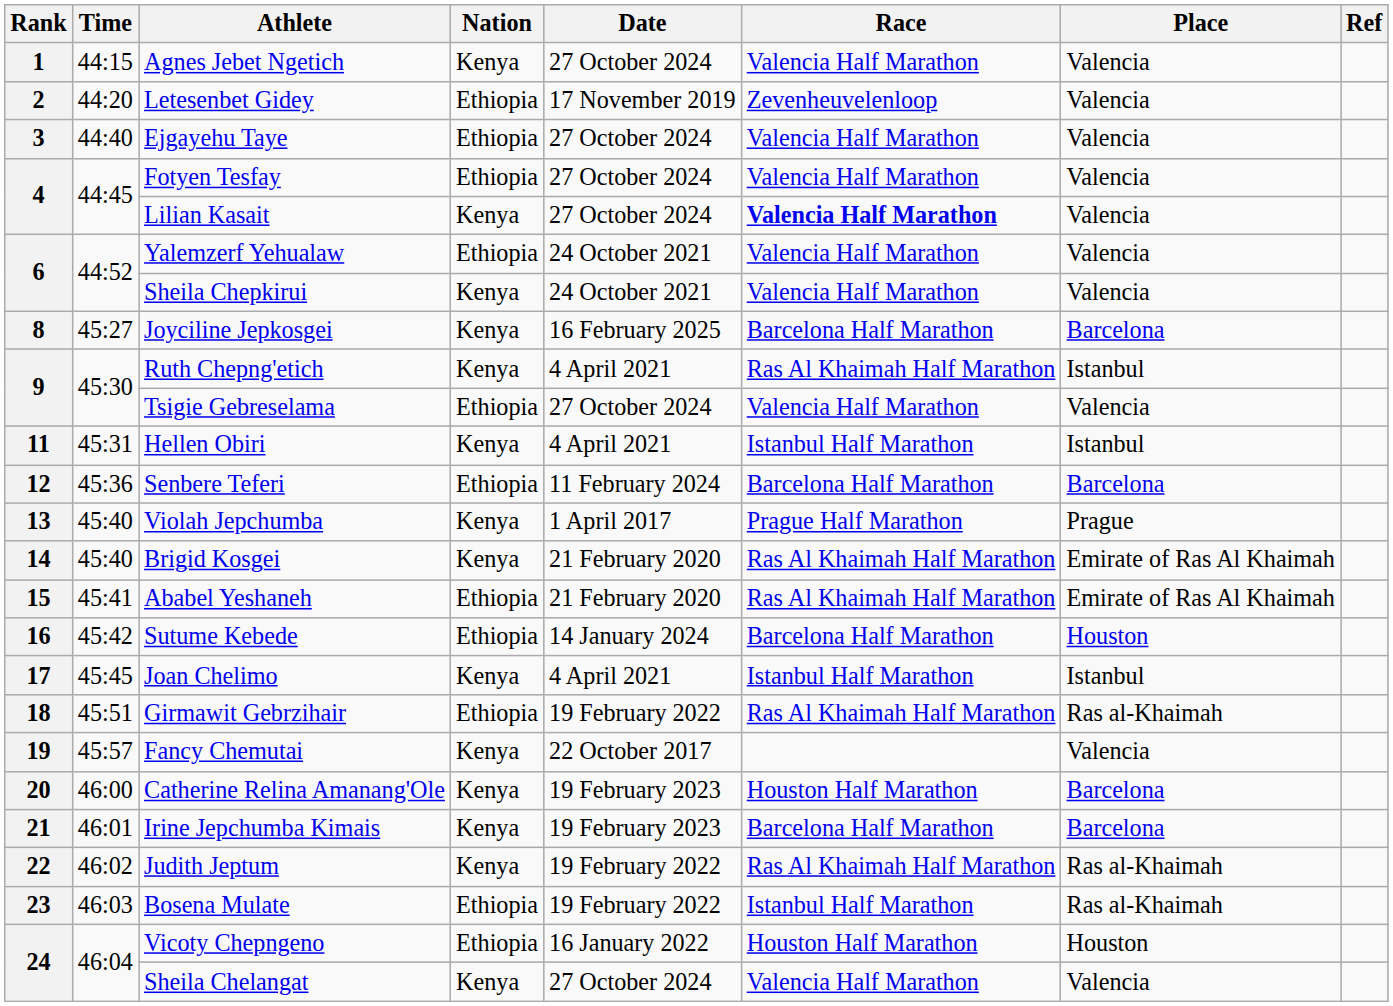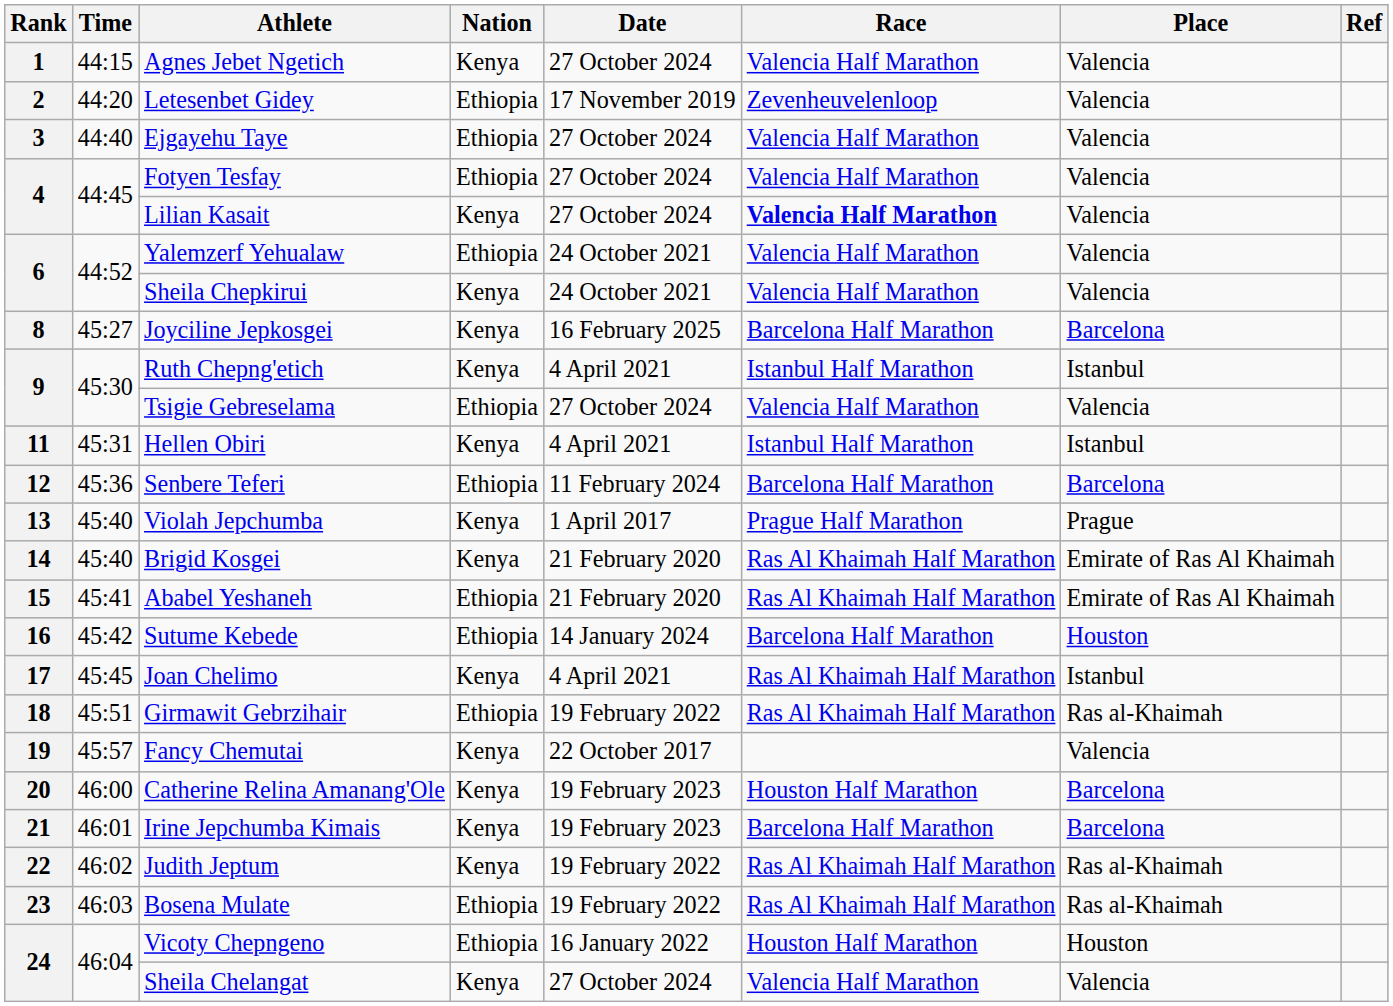(901, 368) Ras Al Khaimah Half Marathon -> (860, 368) Istanbul Half Marathon
(860, 675) Istanbul Half Marathon -> (901, 675) Ras Al Khaimah Half Marathon
(860, 904) Istanbul Half Marathon -> (901, 904) Ras Al Khaimah Half Marathon
